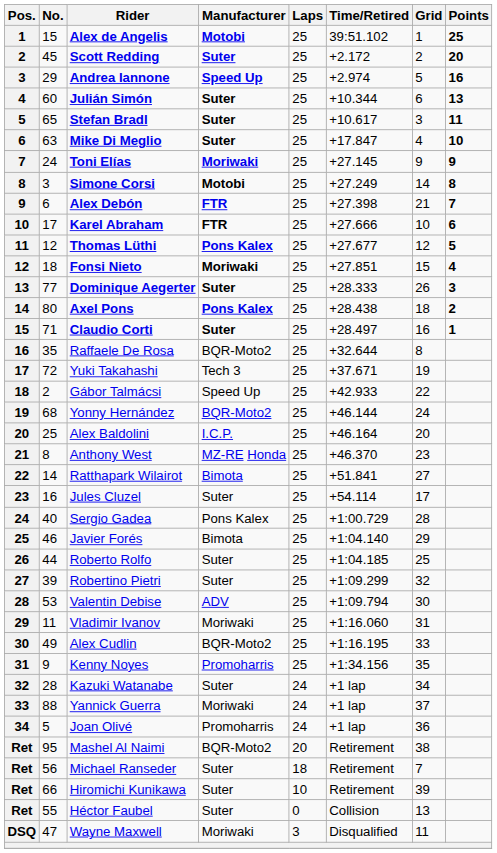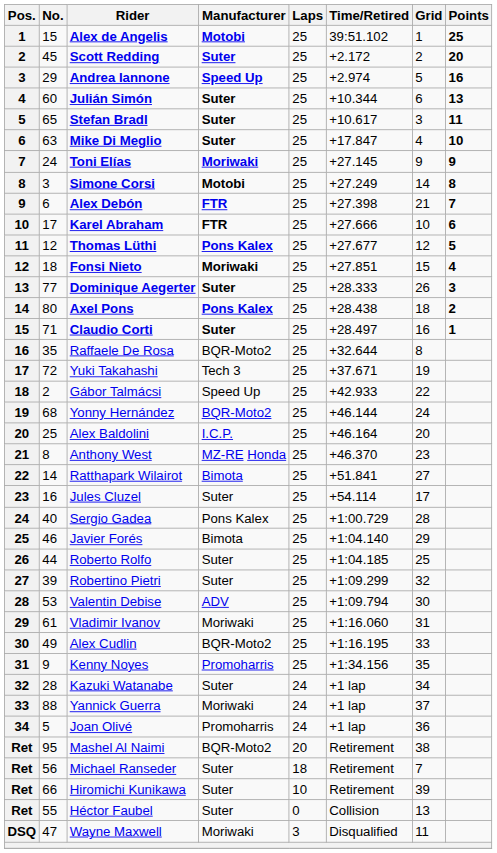(49, 622) 11 -> (50, 622) 61
